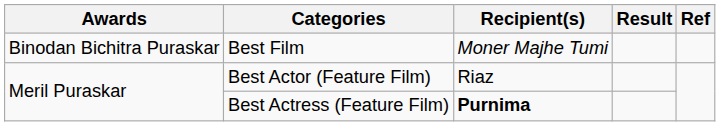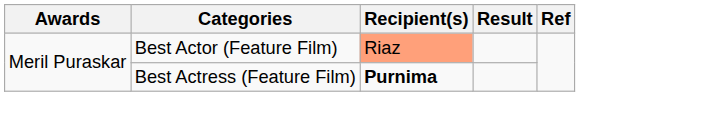- row: (266, 47)
(476, 76) no background -> (382, 47) lightsalmon background
